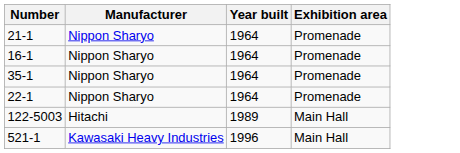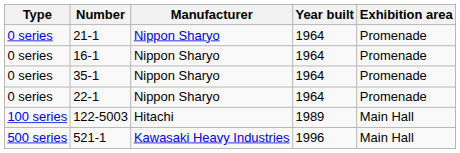+ column: (37, 14)
